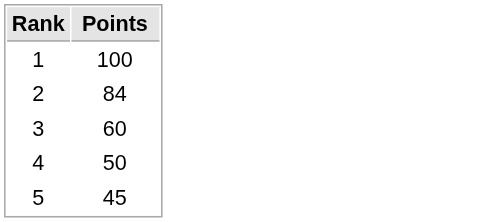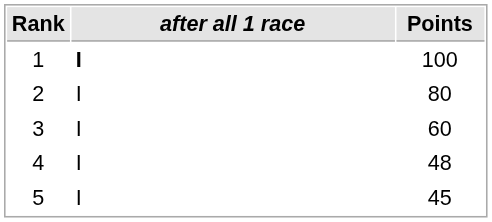+ column: (233, 24)
(115, 94) 84 -> (440, 94) 80
(115, 163) 50 -> (440, 163) 48
